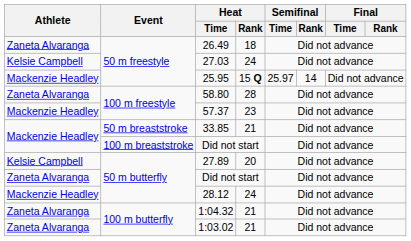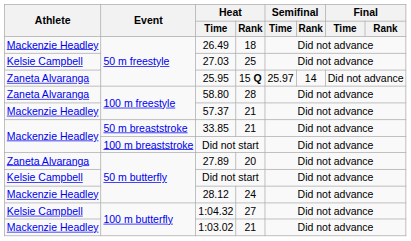(48, 45) Zaneta Alvaranga -> (53, 45) Mackenzie Headley
(250, 62) 24 -> (250, 62) 25
(53, 79) Mackenzie Headley -> (48, 79) Zaneta Alvaranga
(250, 112) 23 -> (250, 112) 21
(45, 162) Kelsie Campbell -> (48, 162) Zaneta Alvaranga
(48, 178) Zaneta Alvaranga -> (45, 178) Kelsie Campbell
(48, 211) Zaneta Alvaranga -> (45, 211) Kelsie Campbell
(250, 211) 21 -> (250, 211) 27
(48, 228) Zaneta Alvaranga -> (53, 228) Mackenzie Headley
